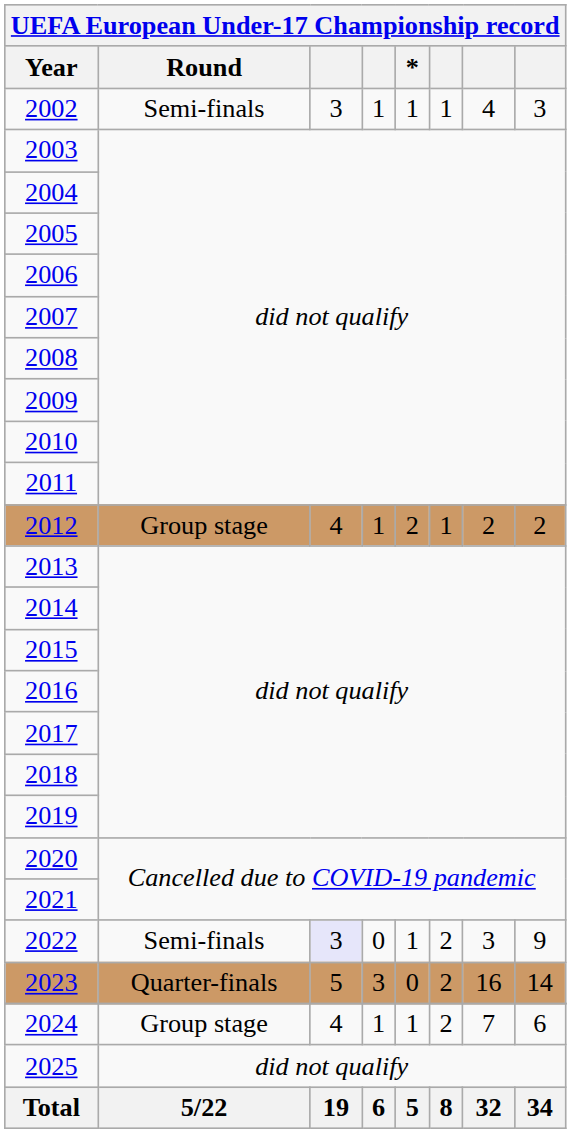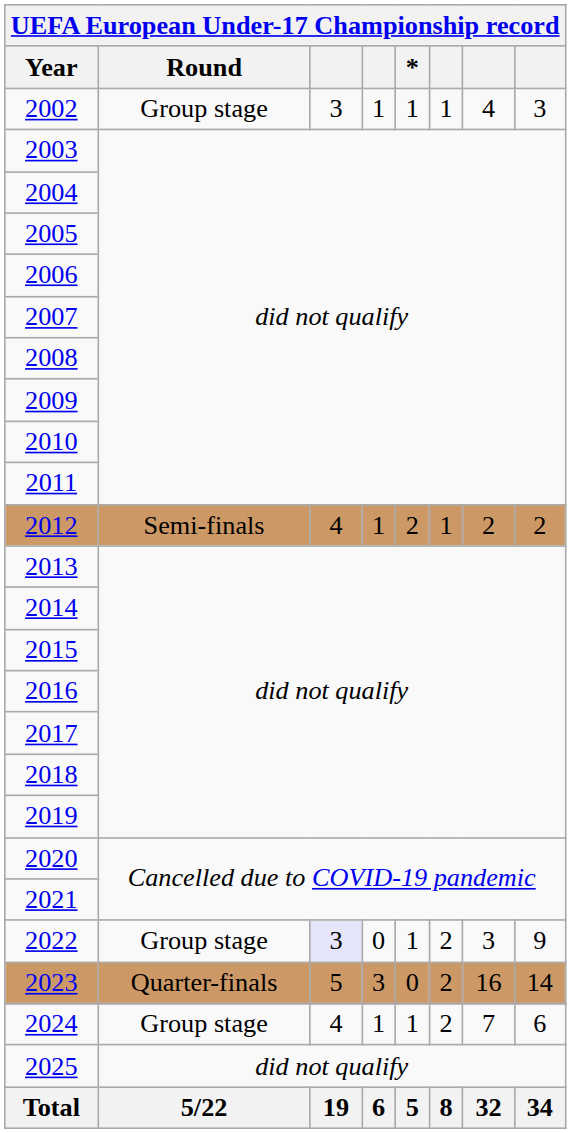(204, 108) Semi-finals -> (204, 108) Group stage
(204, 524) Group stage -> (204, 524) Semi-finals
(204, 940) Semi-finals -> (204, 940) Group stage
